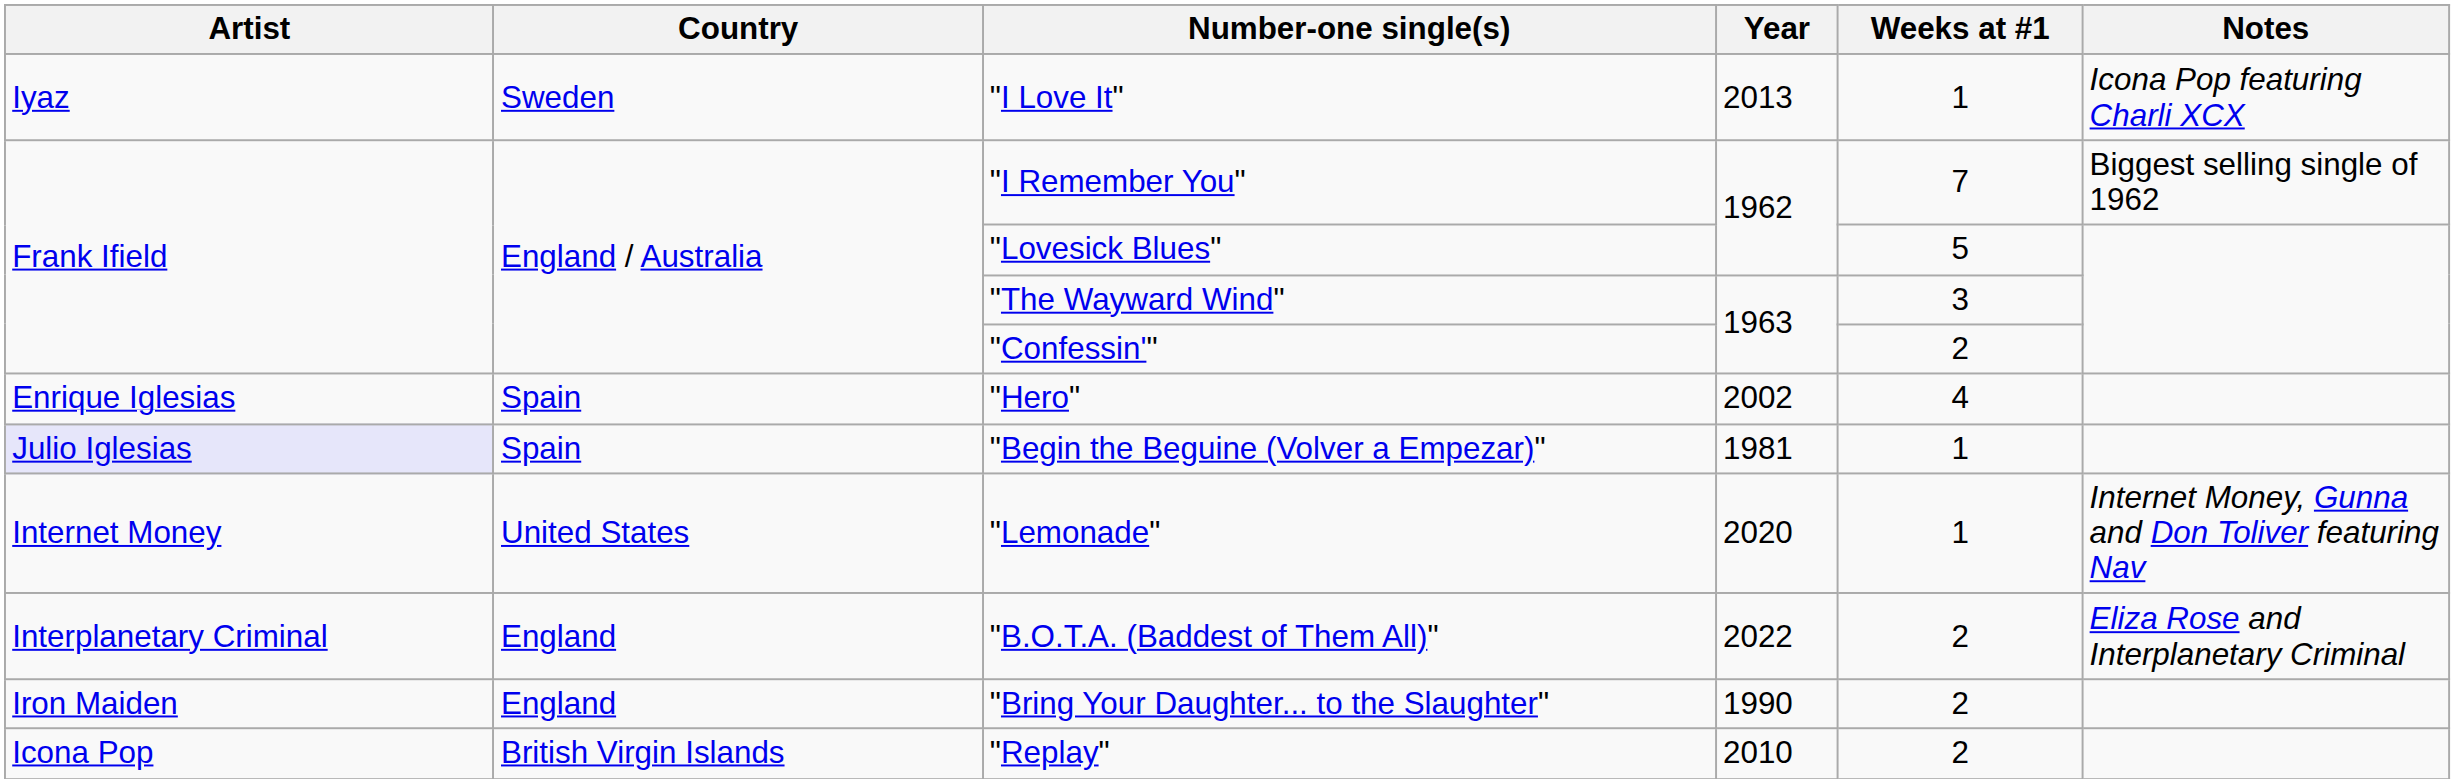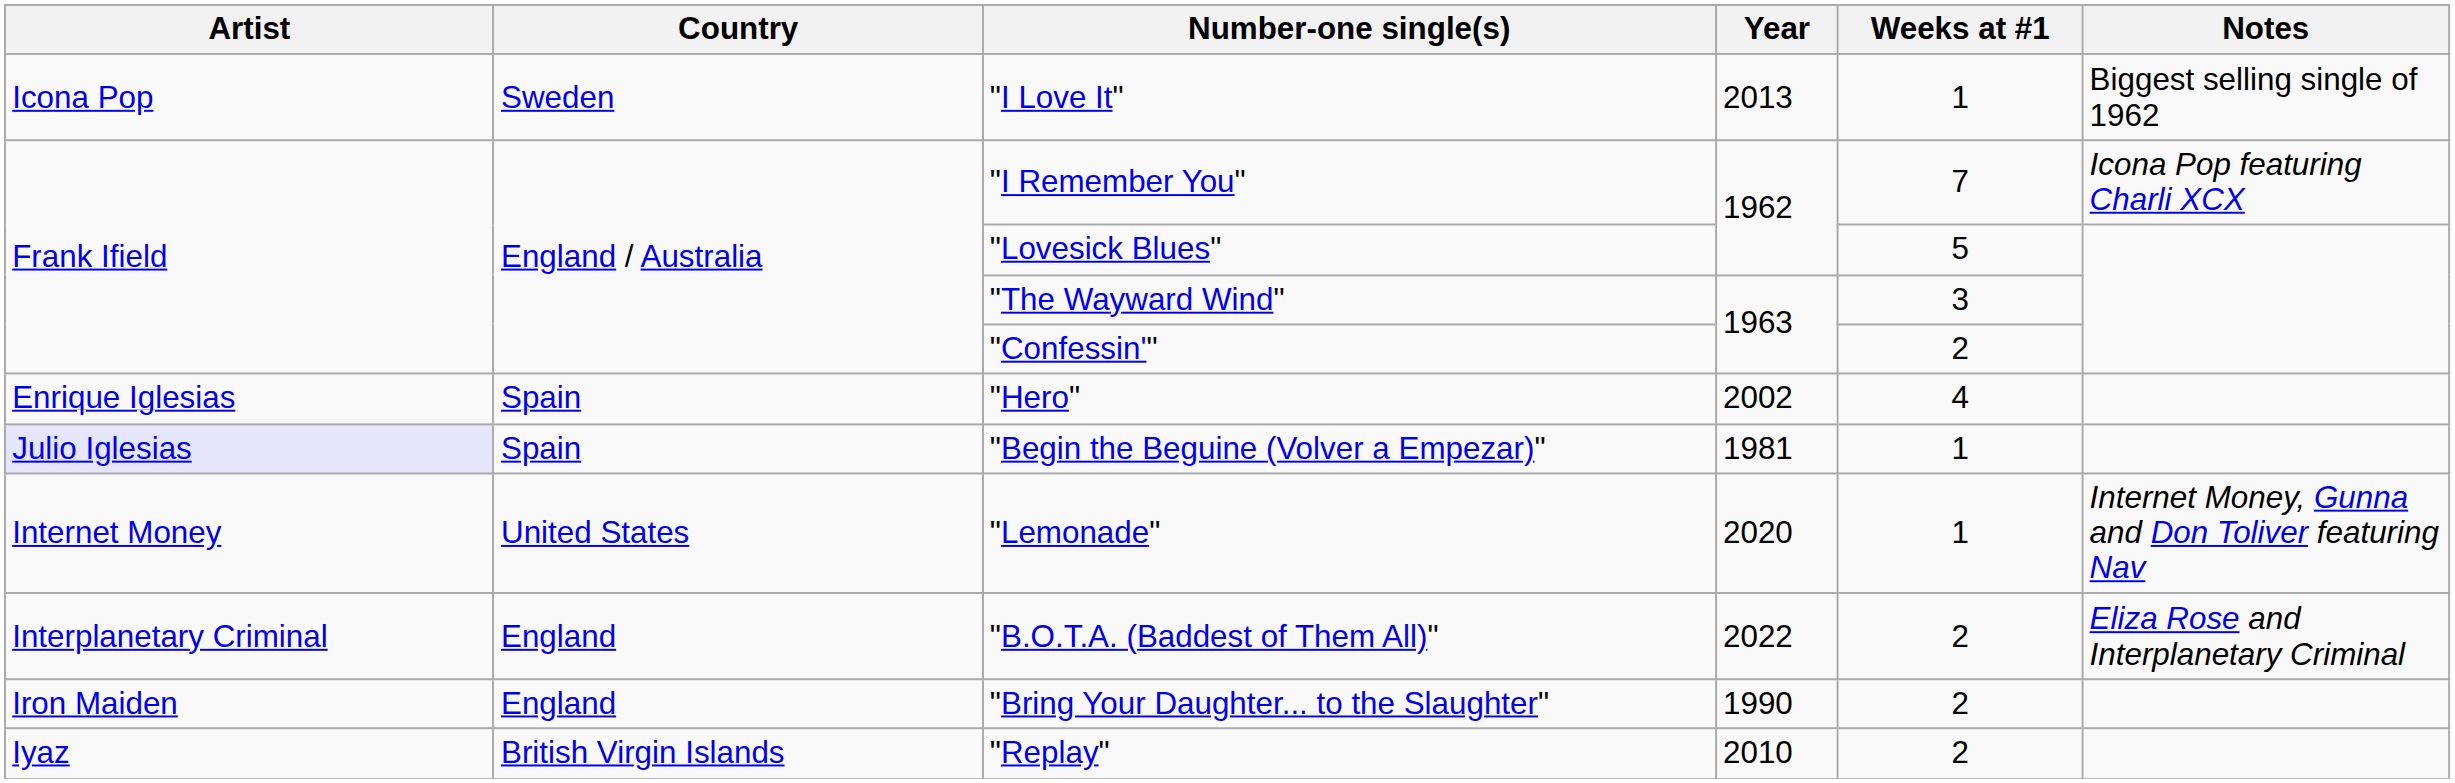(41, 96) Iyaz -> (83, 96) Icona Pop
(2226, 96) Icona Pop featuring Charli XCX -> (2253, 96) Biggest selling single of 1962
(2253, 181) Biggest selling single of 1962 -> (2226, 181) Icona Pop featuring Charli XCX
(83, 752) Icona Pop -> (41, 752) Iyaz
